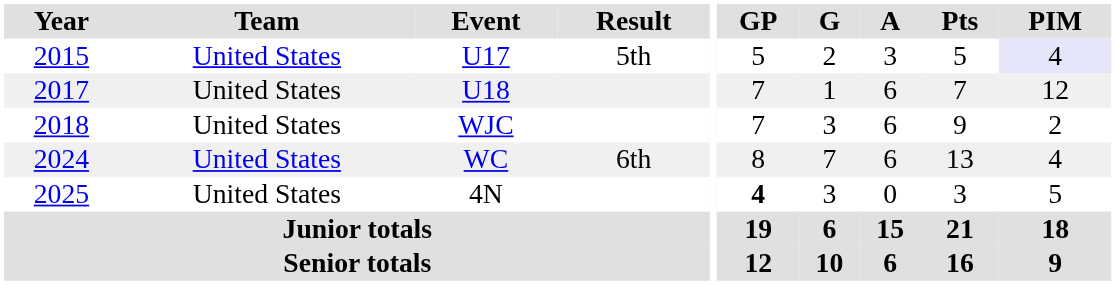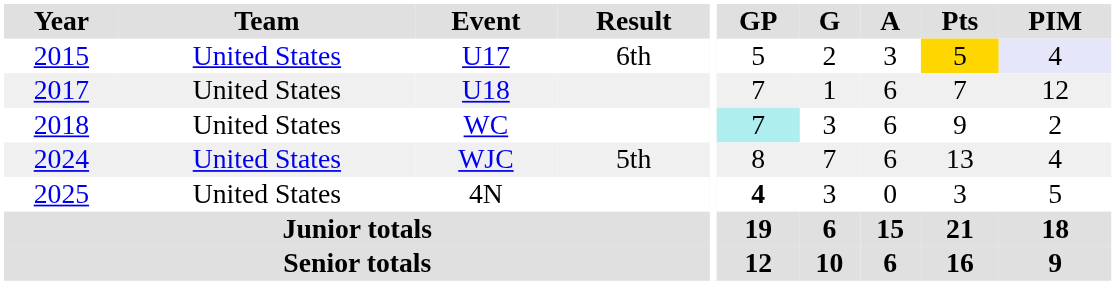(634, 55) 5th -> (634, 55) 6th
(960, 55) no background -> (960, 55) gold background
(486, 124) WJC -> (486, 124) WC
(758, 124) no background -> (758, 124) paleturquoise background
(486, 159) WC -> (486, 159) WJC
(634, 159) 6th -> (634, 159) 5th
